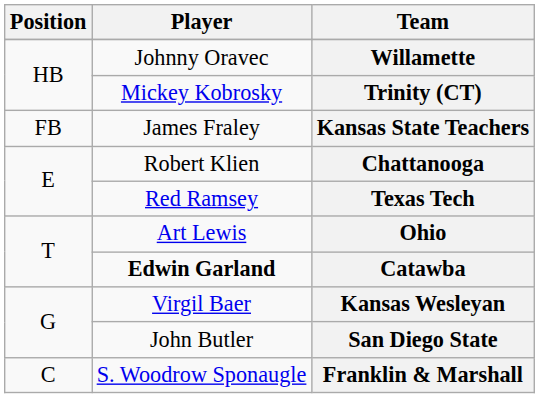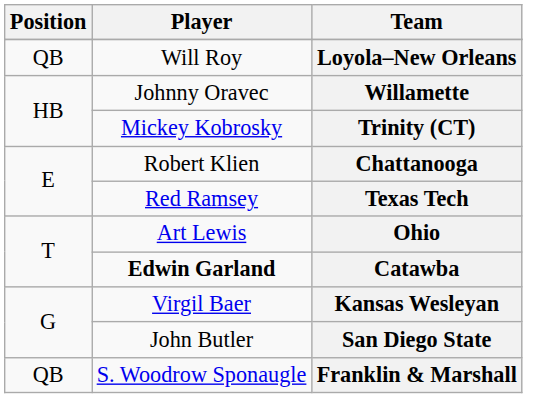+ row: (417, 57)
- row: (423, 127)
(48, 374) C -> (48, 374) QB
